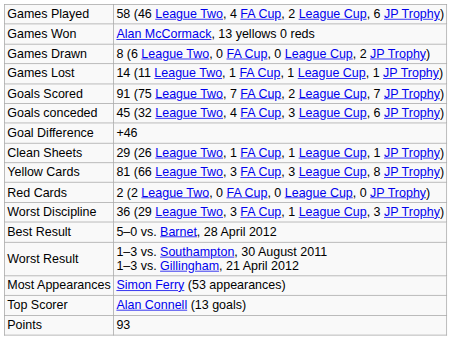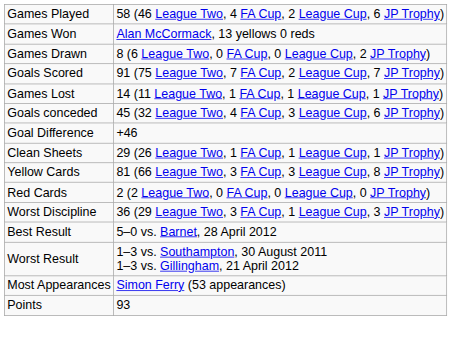rows swapped: (41, 73) <-> (45, 93)
- row: (37, 305)
